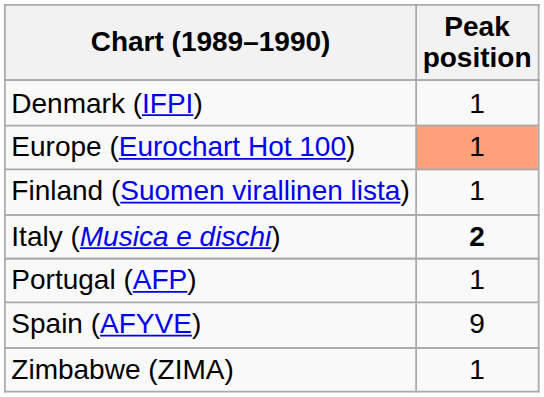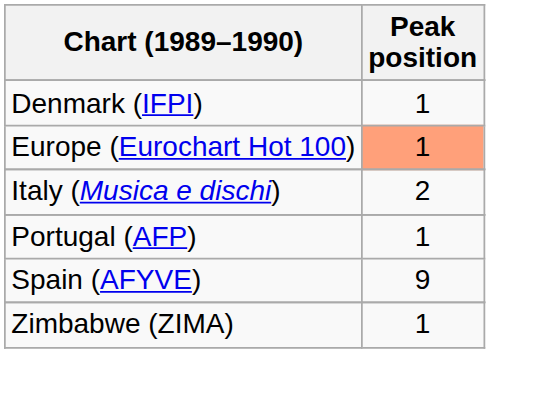- row: (211, 191)
(477, 235) bold -> (423, 191) normal
